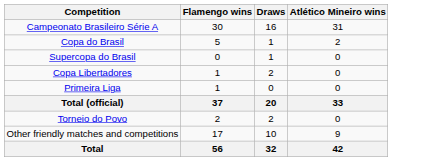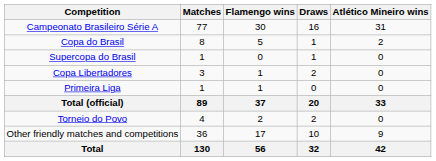+ column: (202, 12)
